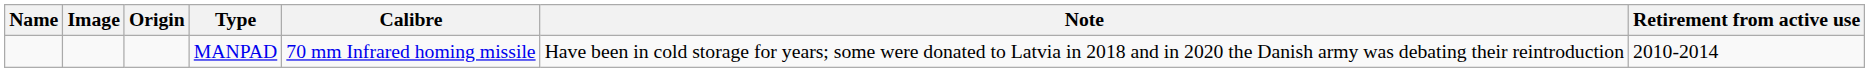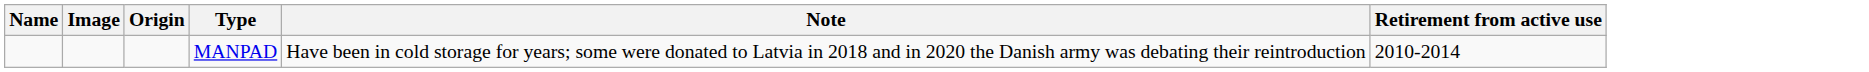- column: (411, 20)
